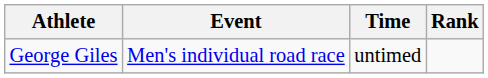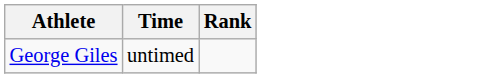- column: (236, 21)
